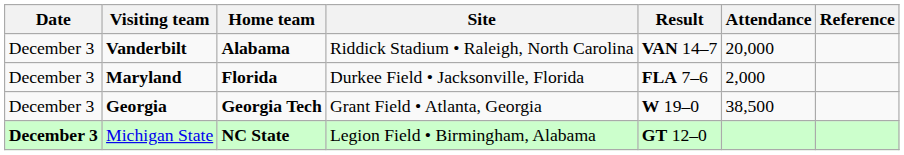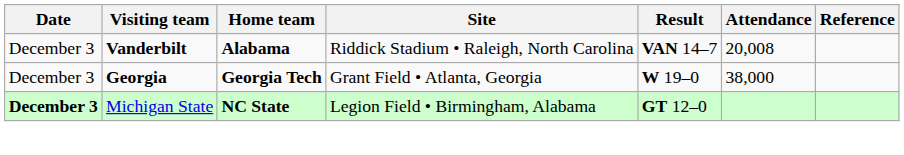(750, 48) 20,000 -> (750, 48) 20,008
- row: (144, 77)
(750, 106) 38,500 -> (750, 77) 38,000
